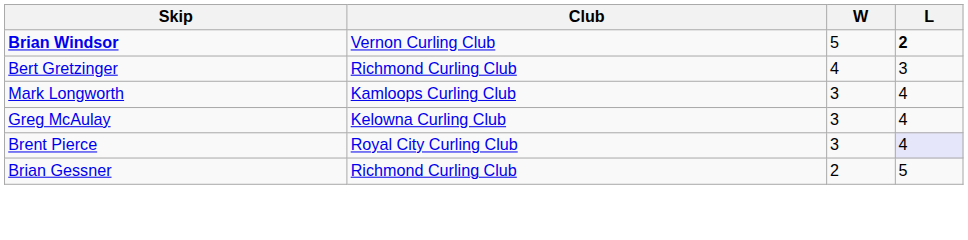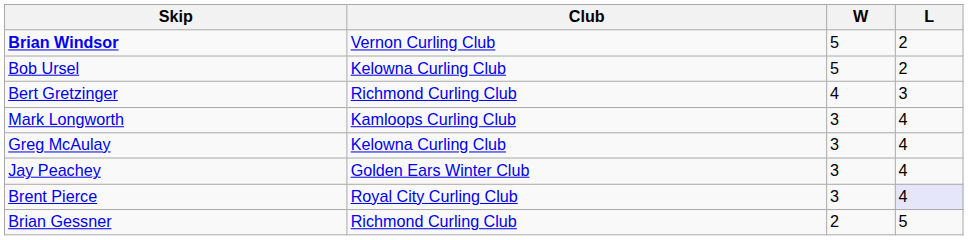(903, 42) bold -> (903, 42) normal
+ row: (44, 68)
+ row: (54, 171)
